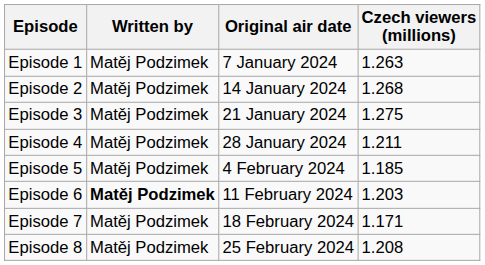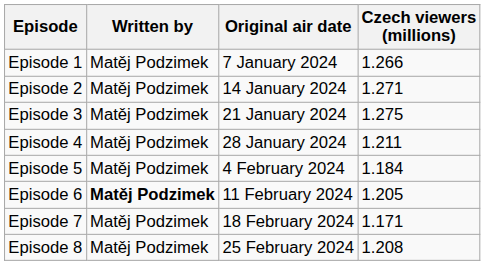(382, 62) 1.263 -> (382, 62) 1.266
(382, 89) 1.268 -> (382, 89) 1.271
(382, 168) 1.185 -> (382, 168) 1.184
(382, 194) 1.203 -> (382, 194) 1.205
